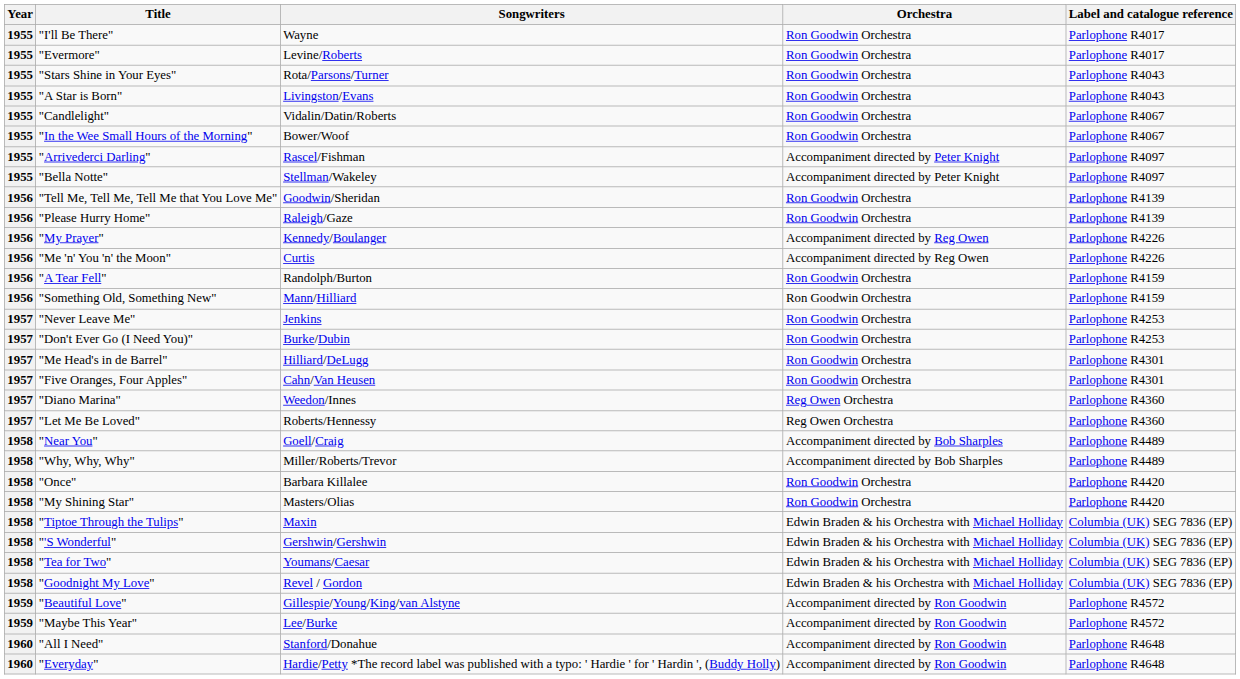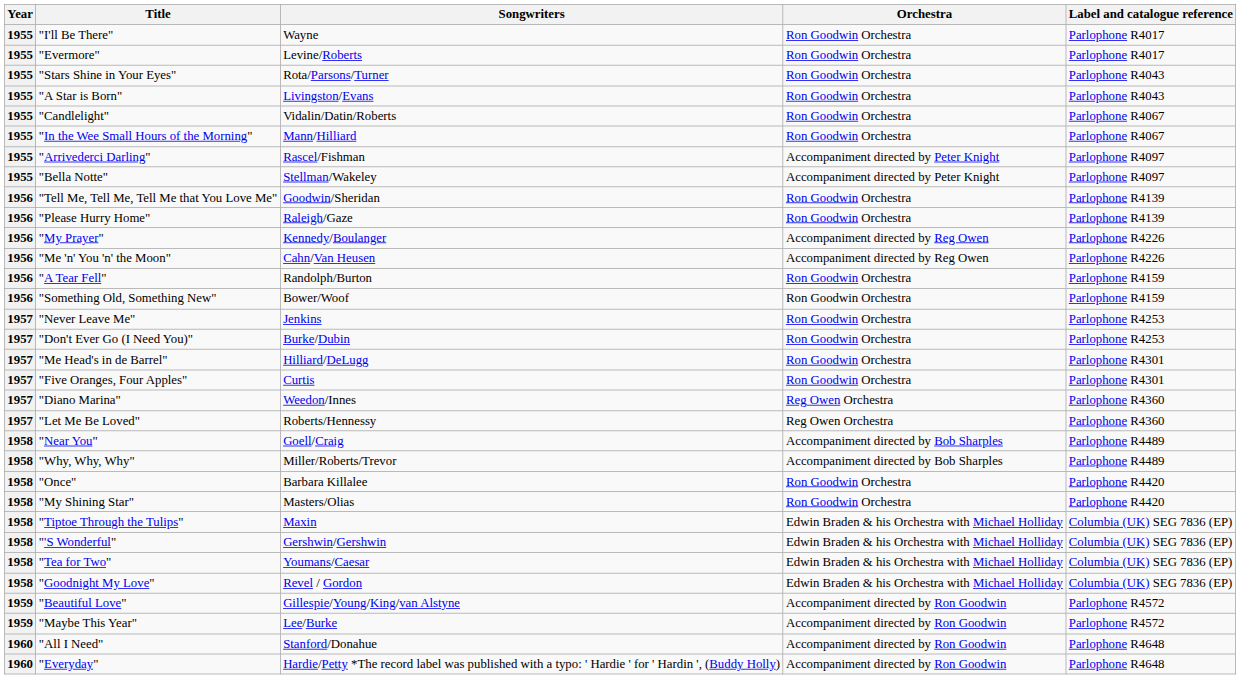(316, 136) Bower/Woof -> (320, 136) Mann/Hilliard
(299, 258) Curtis -> (329, 258) Cahn/Van Heusen
(320, 298) Mann/Hilliard -> (316, 298) Bower/Woof
(329, 380) Cahn/Van Heusen -> (299, 380) Curtis
